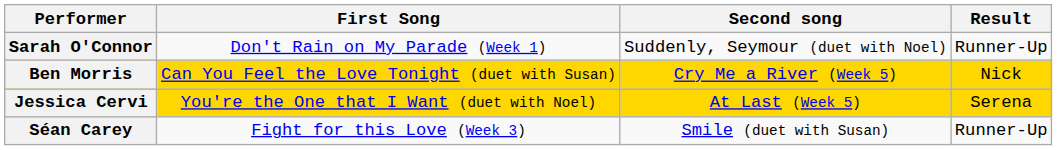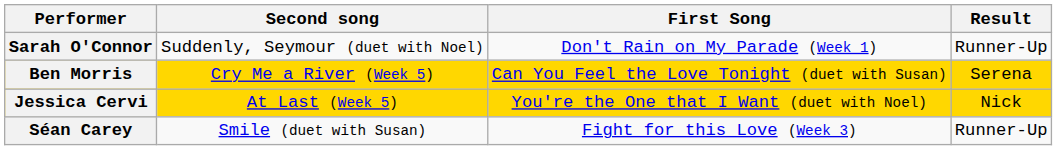columns swapped: (388, 19) <-> (785, 19)
(1001, 75) Nick -> (1001, 75) Serena
(1001, 103) Serena -> (1001, 103) Nick
